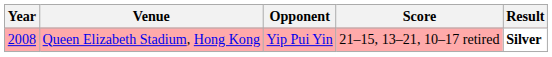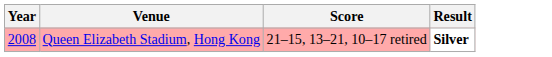- column: (300, 16)
